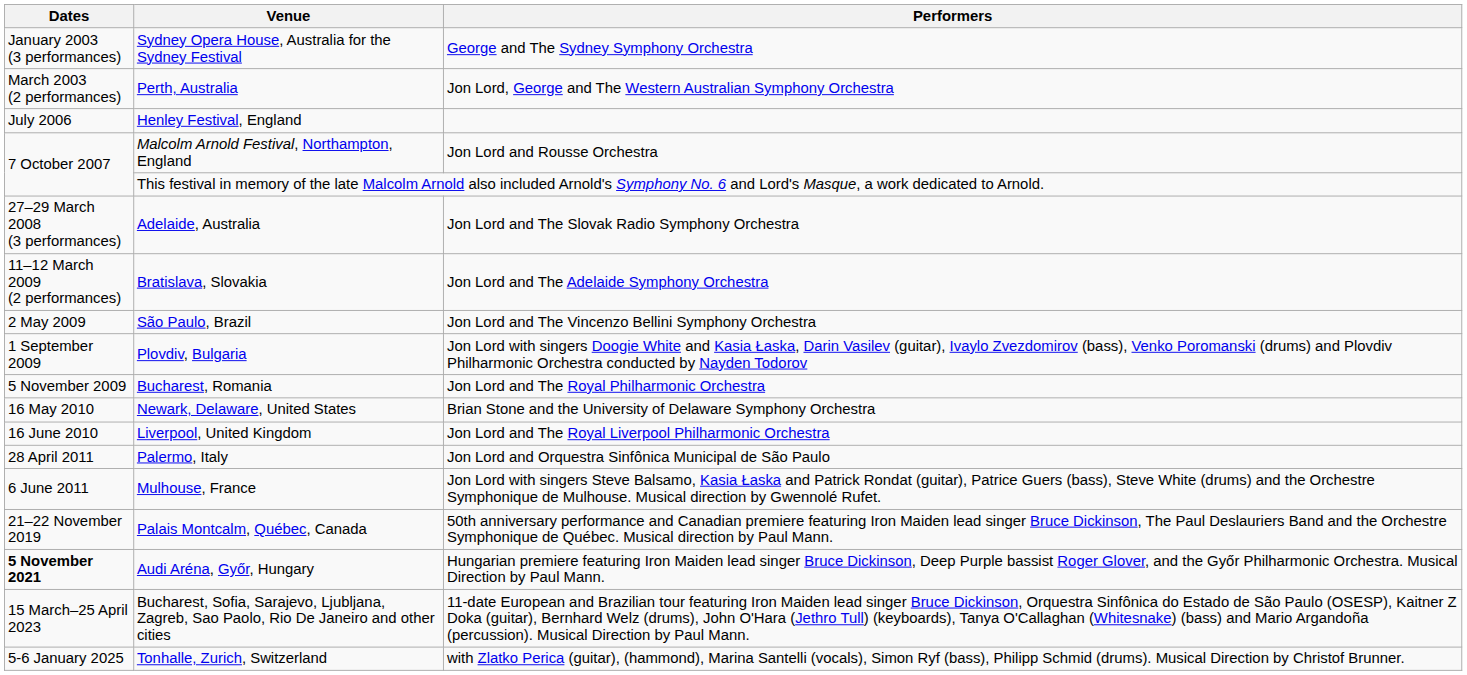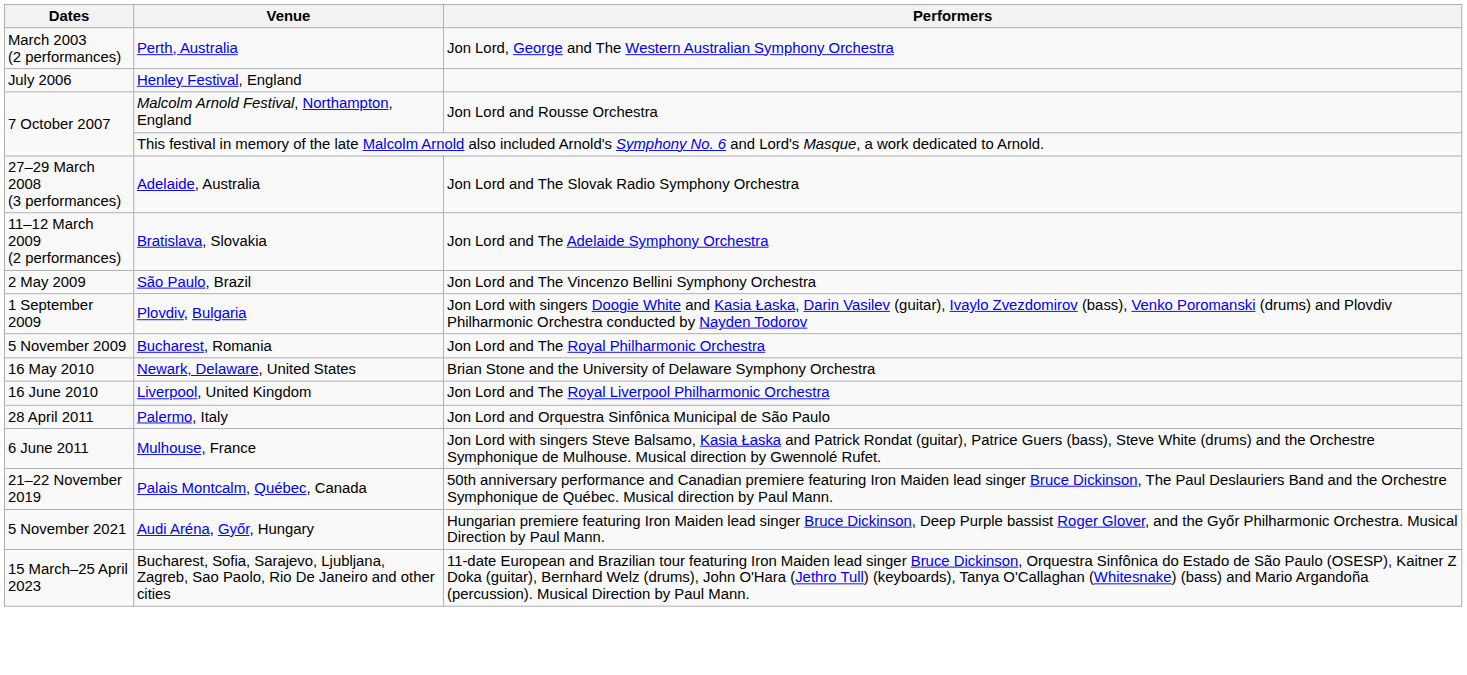- row: (264, 48)
(50, 569) bold -> (67, 529) normal
- row: (232, 658)
